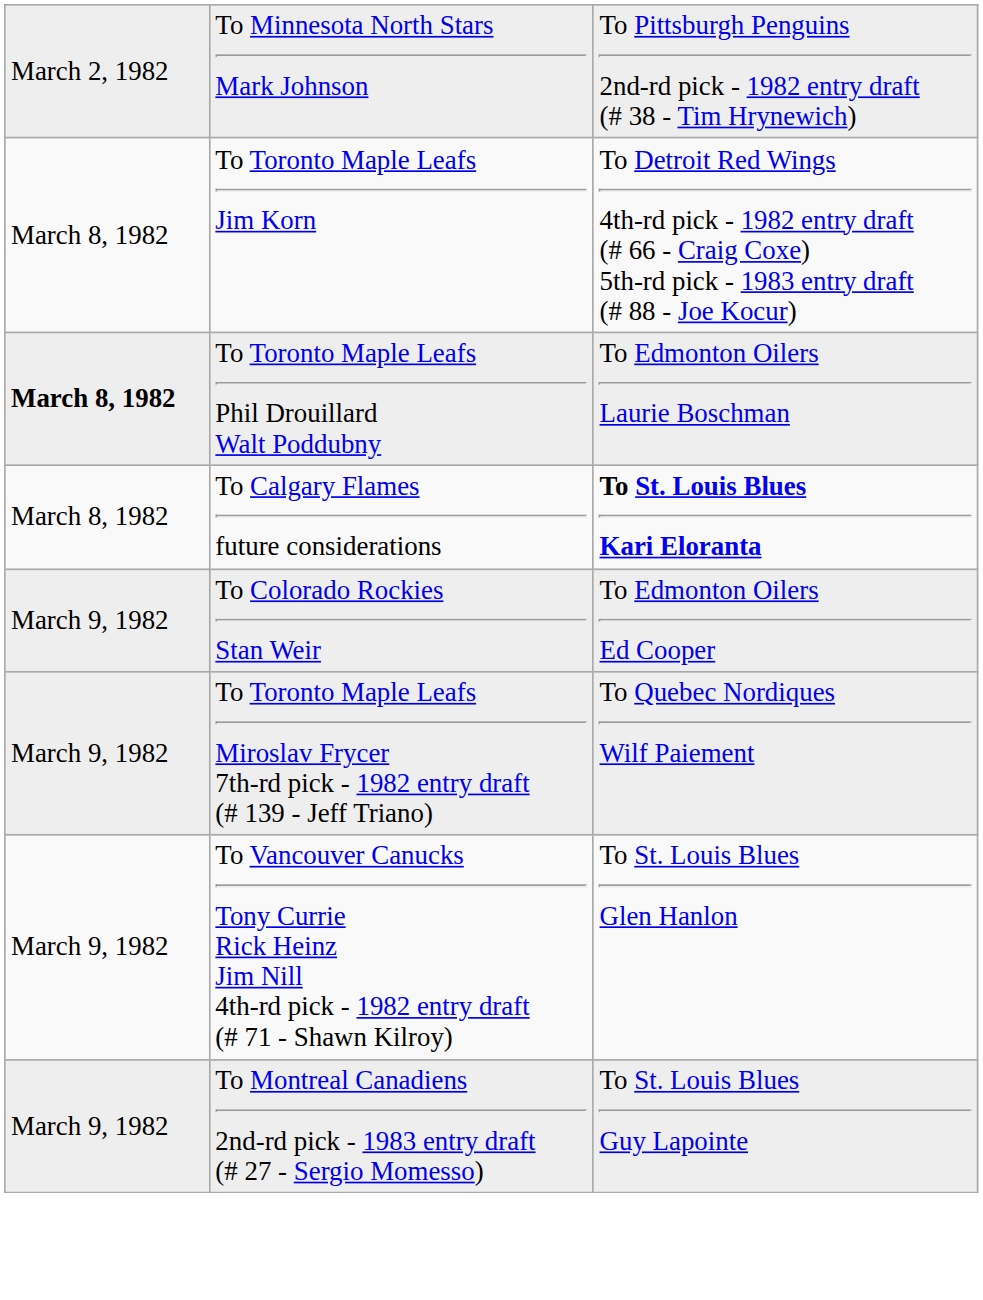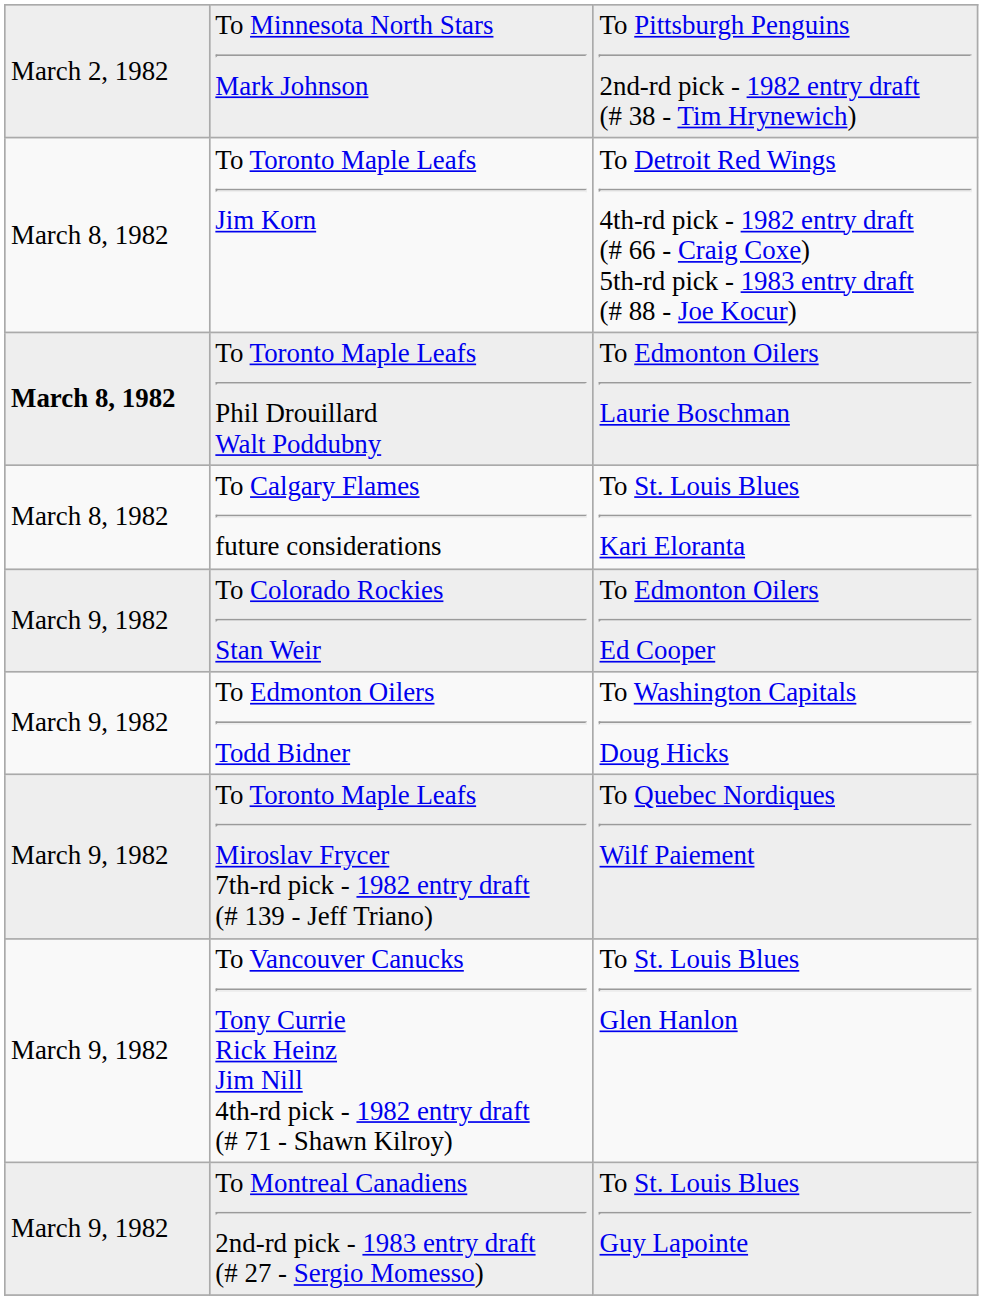(785, 516) bold -> (785, 516) normal
+ row: (401, 722)
